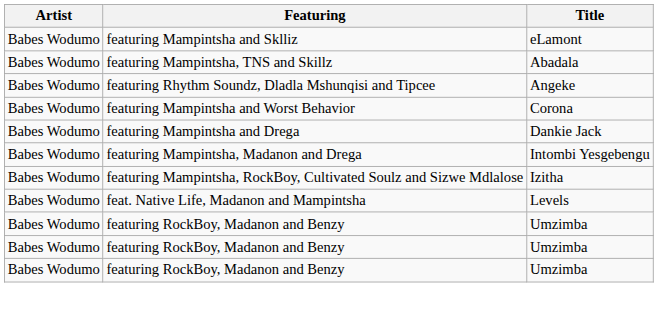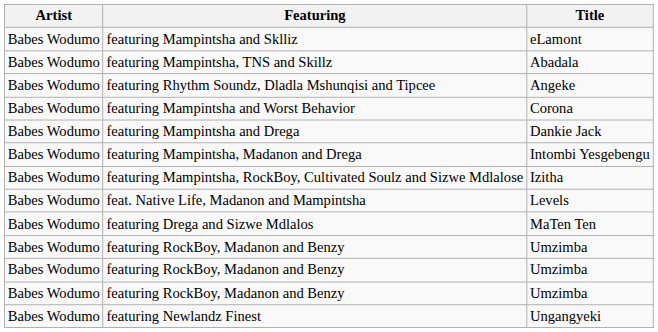+ row: (210, 223)
+ row: (184, 316)
